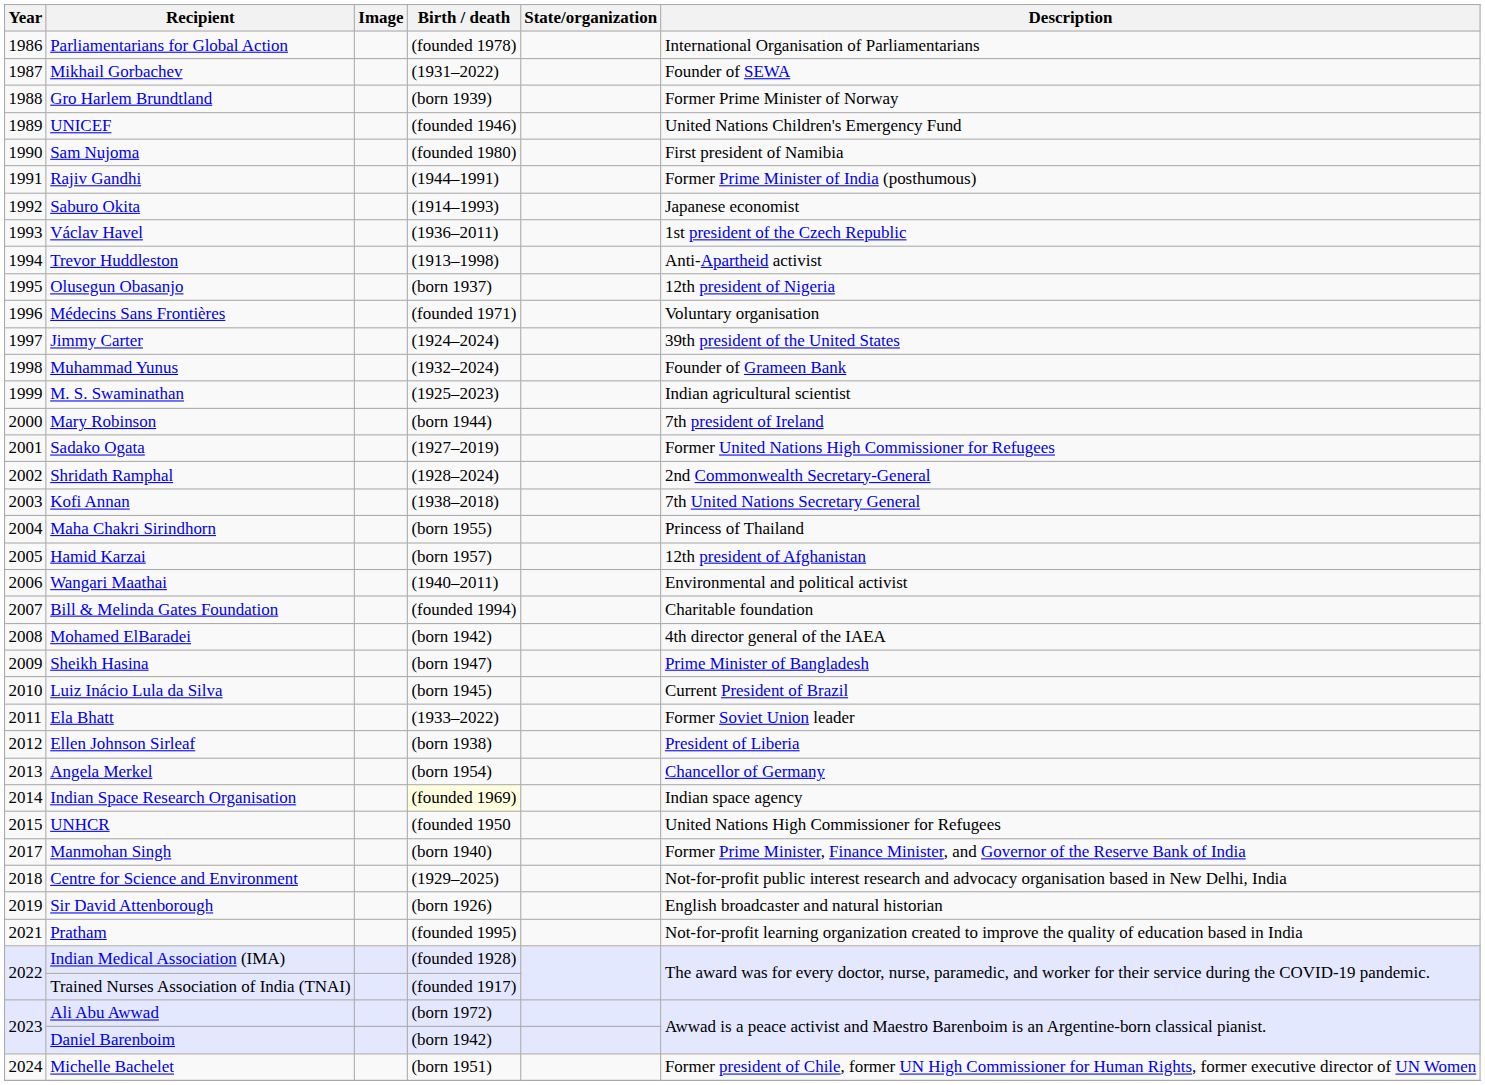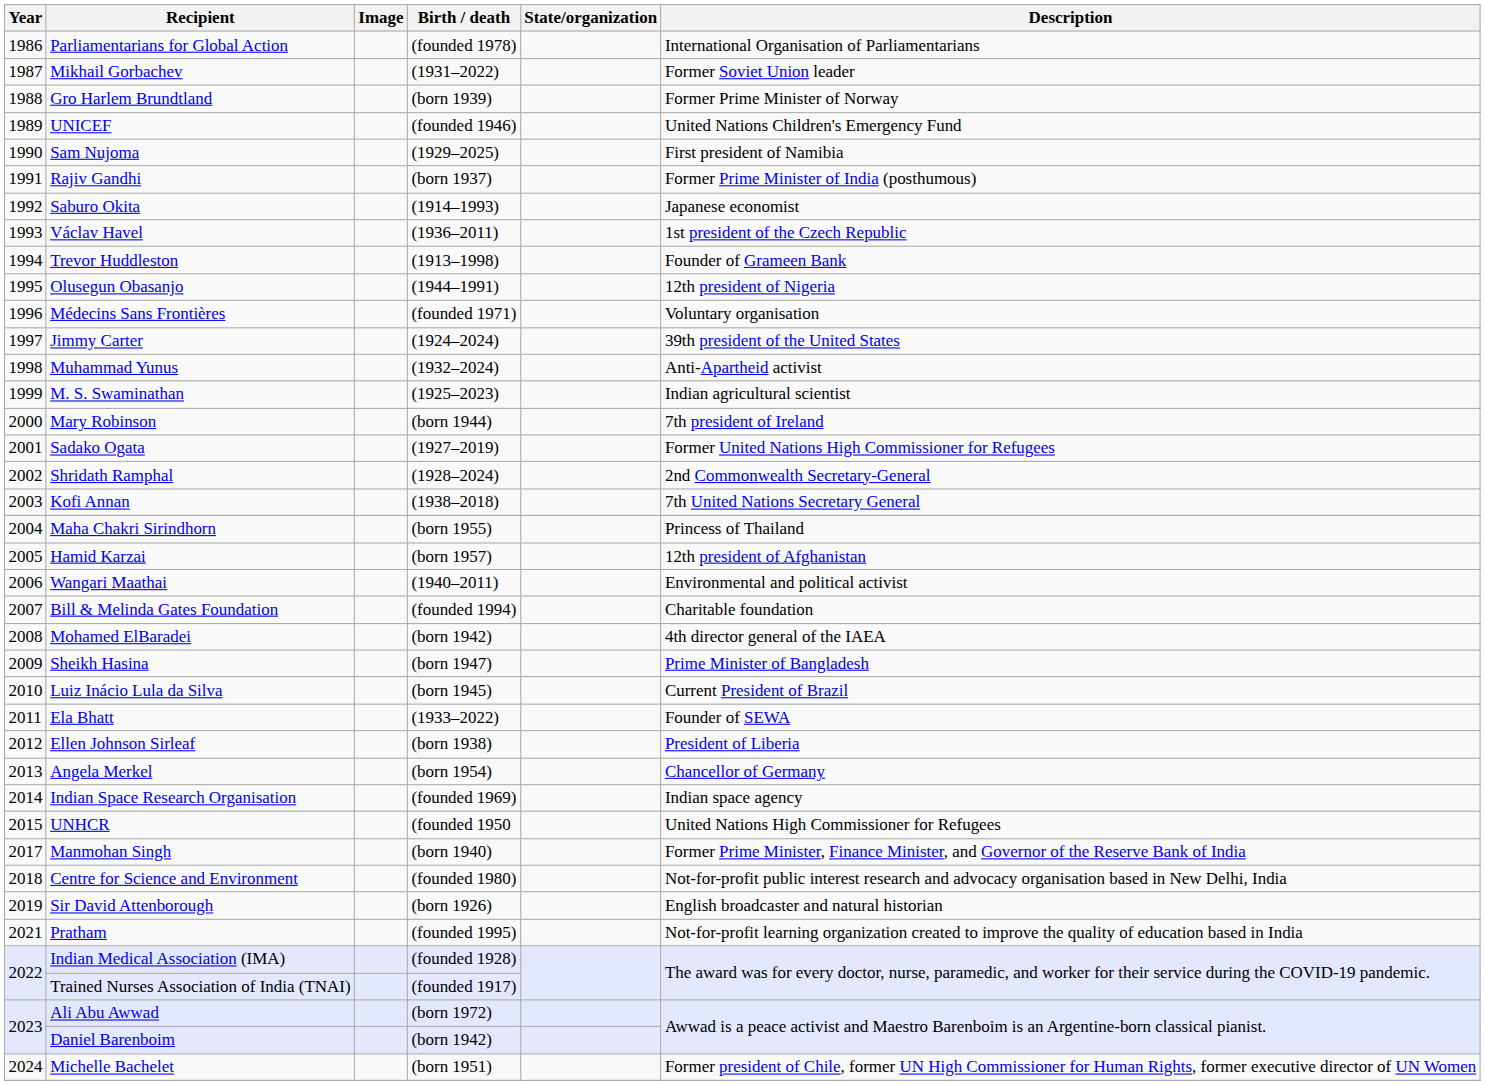(728, 71) Founder of SEWA -> (760, 71) Former Soviet Union leader
(464, 152) (founded 1980) -> (455, 152) (1929–2025)
(455, 179) (1944–1991) -> (452, 179) (born 1937)
(743, 260) Anti-Apartheid activist -> (756, 260) Founder of Grameen Bank
(452, 286) (born 1937) -> (455, 286) (1944–1991)
(756, 367) Founder of Grameen Bank -> (743, 367) Anti-Apartheid activist
(760, 717) Former Soviet Union leader -> (728, 717) Founder of SEWA
(464, 797) lightyellow background -> (464, 797) no background
(455, 878) (1929–2025) -> (464, 878) (founded 1980)
